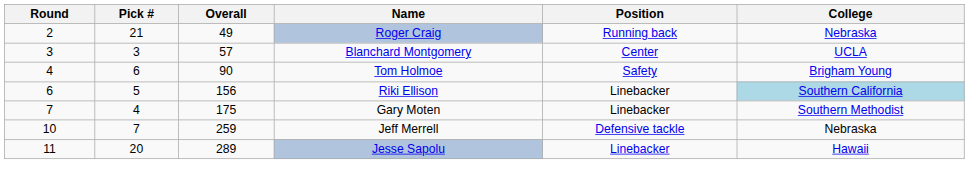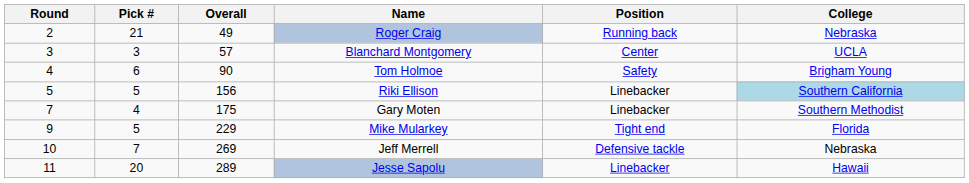(50, 91) 6 -> (50, 91) 5
+ row: (408, 129)
(226, 129) 259 -> (226, 149) 269
